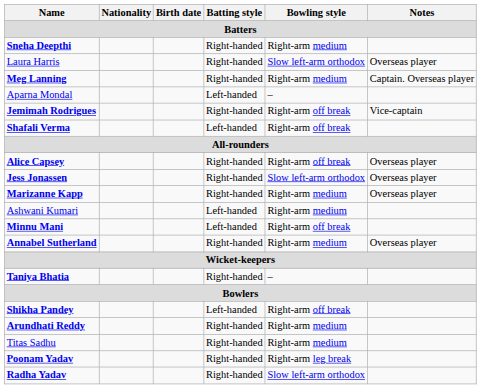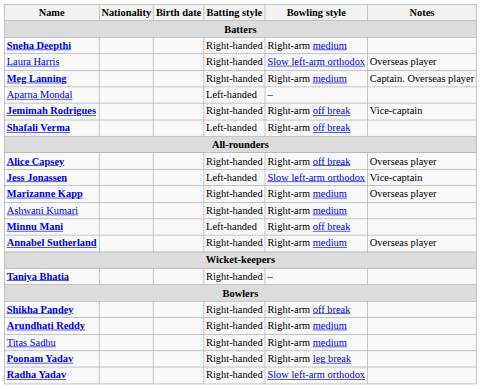(234, 177) Right-handed -> (231, 177) Left-handed
(403, 177) Overseas player -> (396, 177) Vice-captain
(231, 210) Left-handed -> (234, 210) Right-handed
(231, 309) Left-handed -> (234, 309) Right-handed
